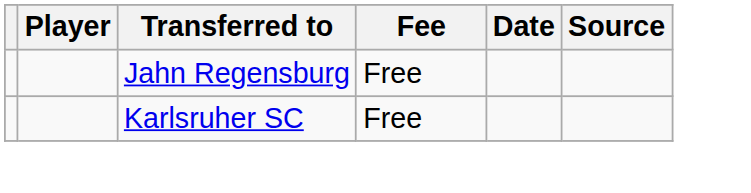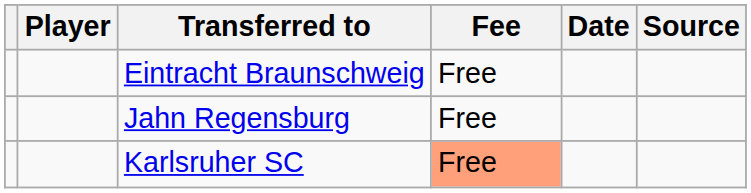+ row: (274, 72)
(393, 118) no background -> (467, 163) lightsalmon background
